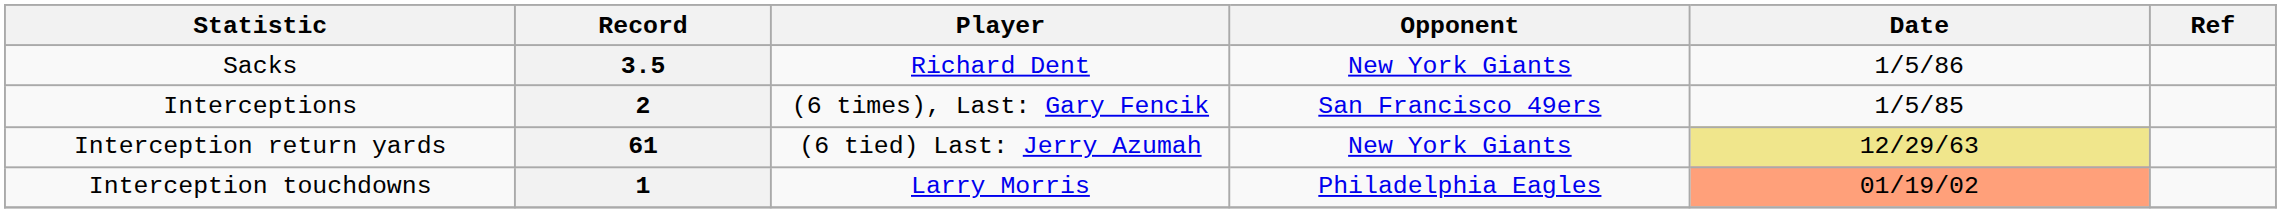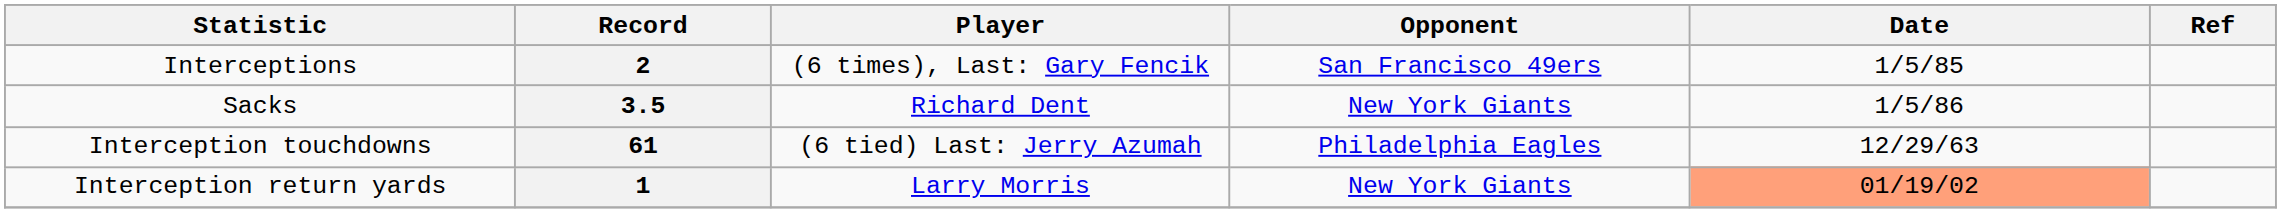rows swapped: (643, 66) <-> (643, 106)
(260, 147) Interception return yards -> (260, 147) Interception touchdowns
(1460, 147) New York Giants -> (1460, 147) Philadelphia Eagles
(1919, 147) khaki background -> (1919, 147) no background
(260, 187) Interception touchdowns -> (260, 187) Interception return yards
(1460, 187) Philadelphia Eagles -> (1460, 187) New York Giants
